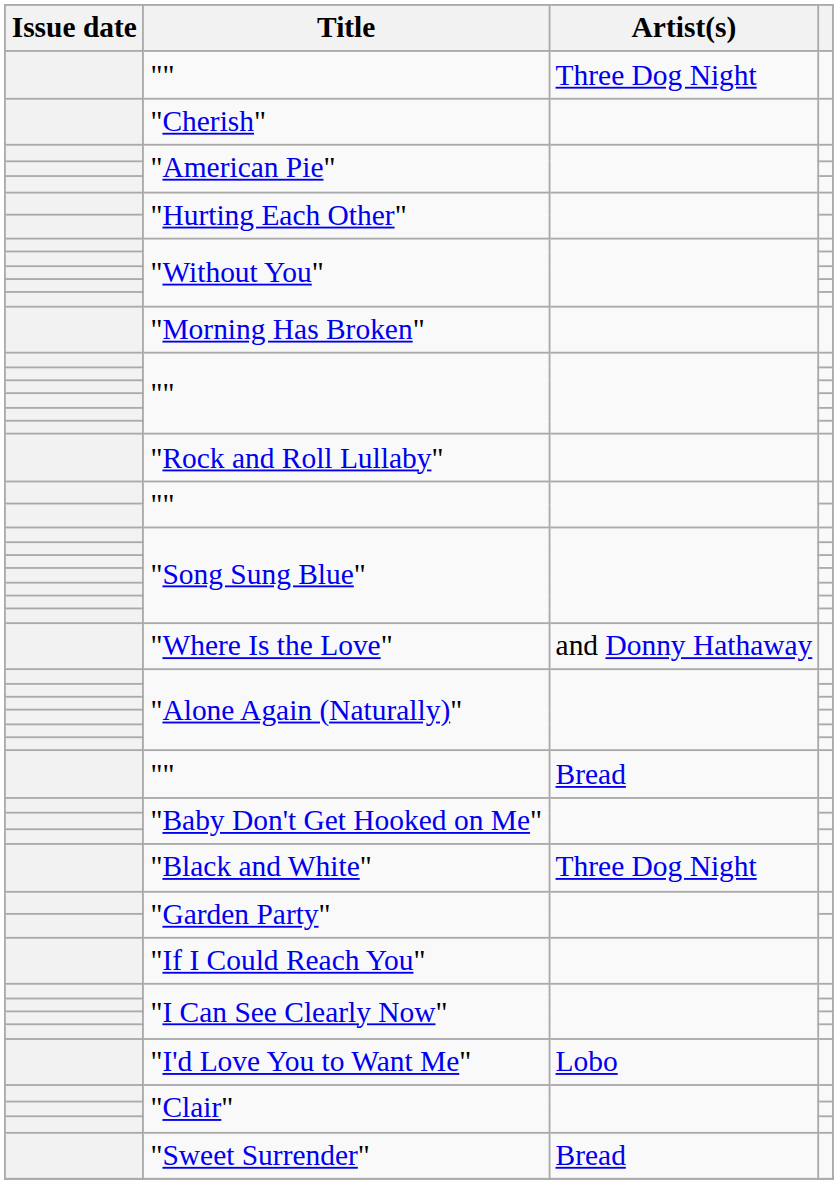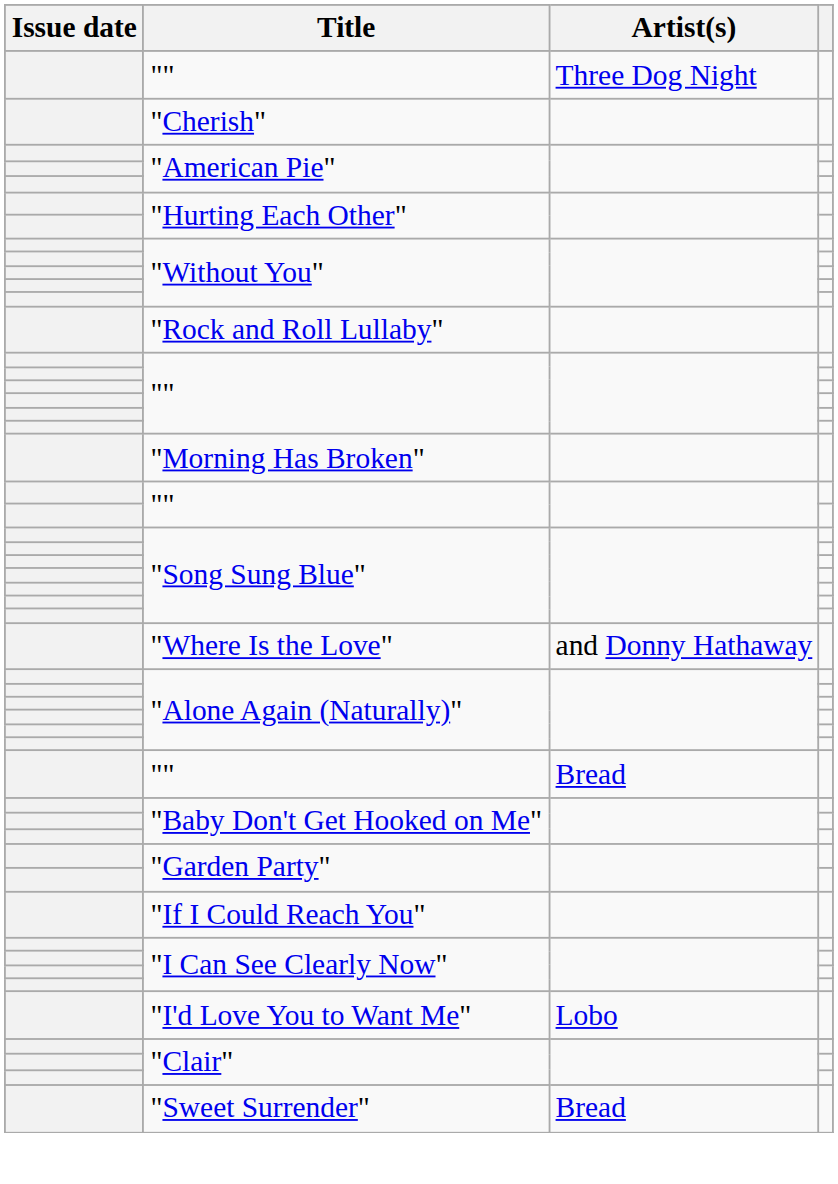rows swapped: (297, 457) <-> (288, 329)
- row: (261, 867)
